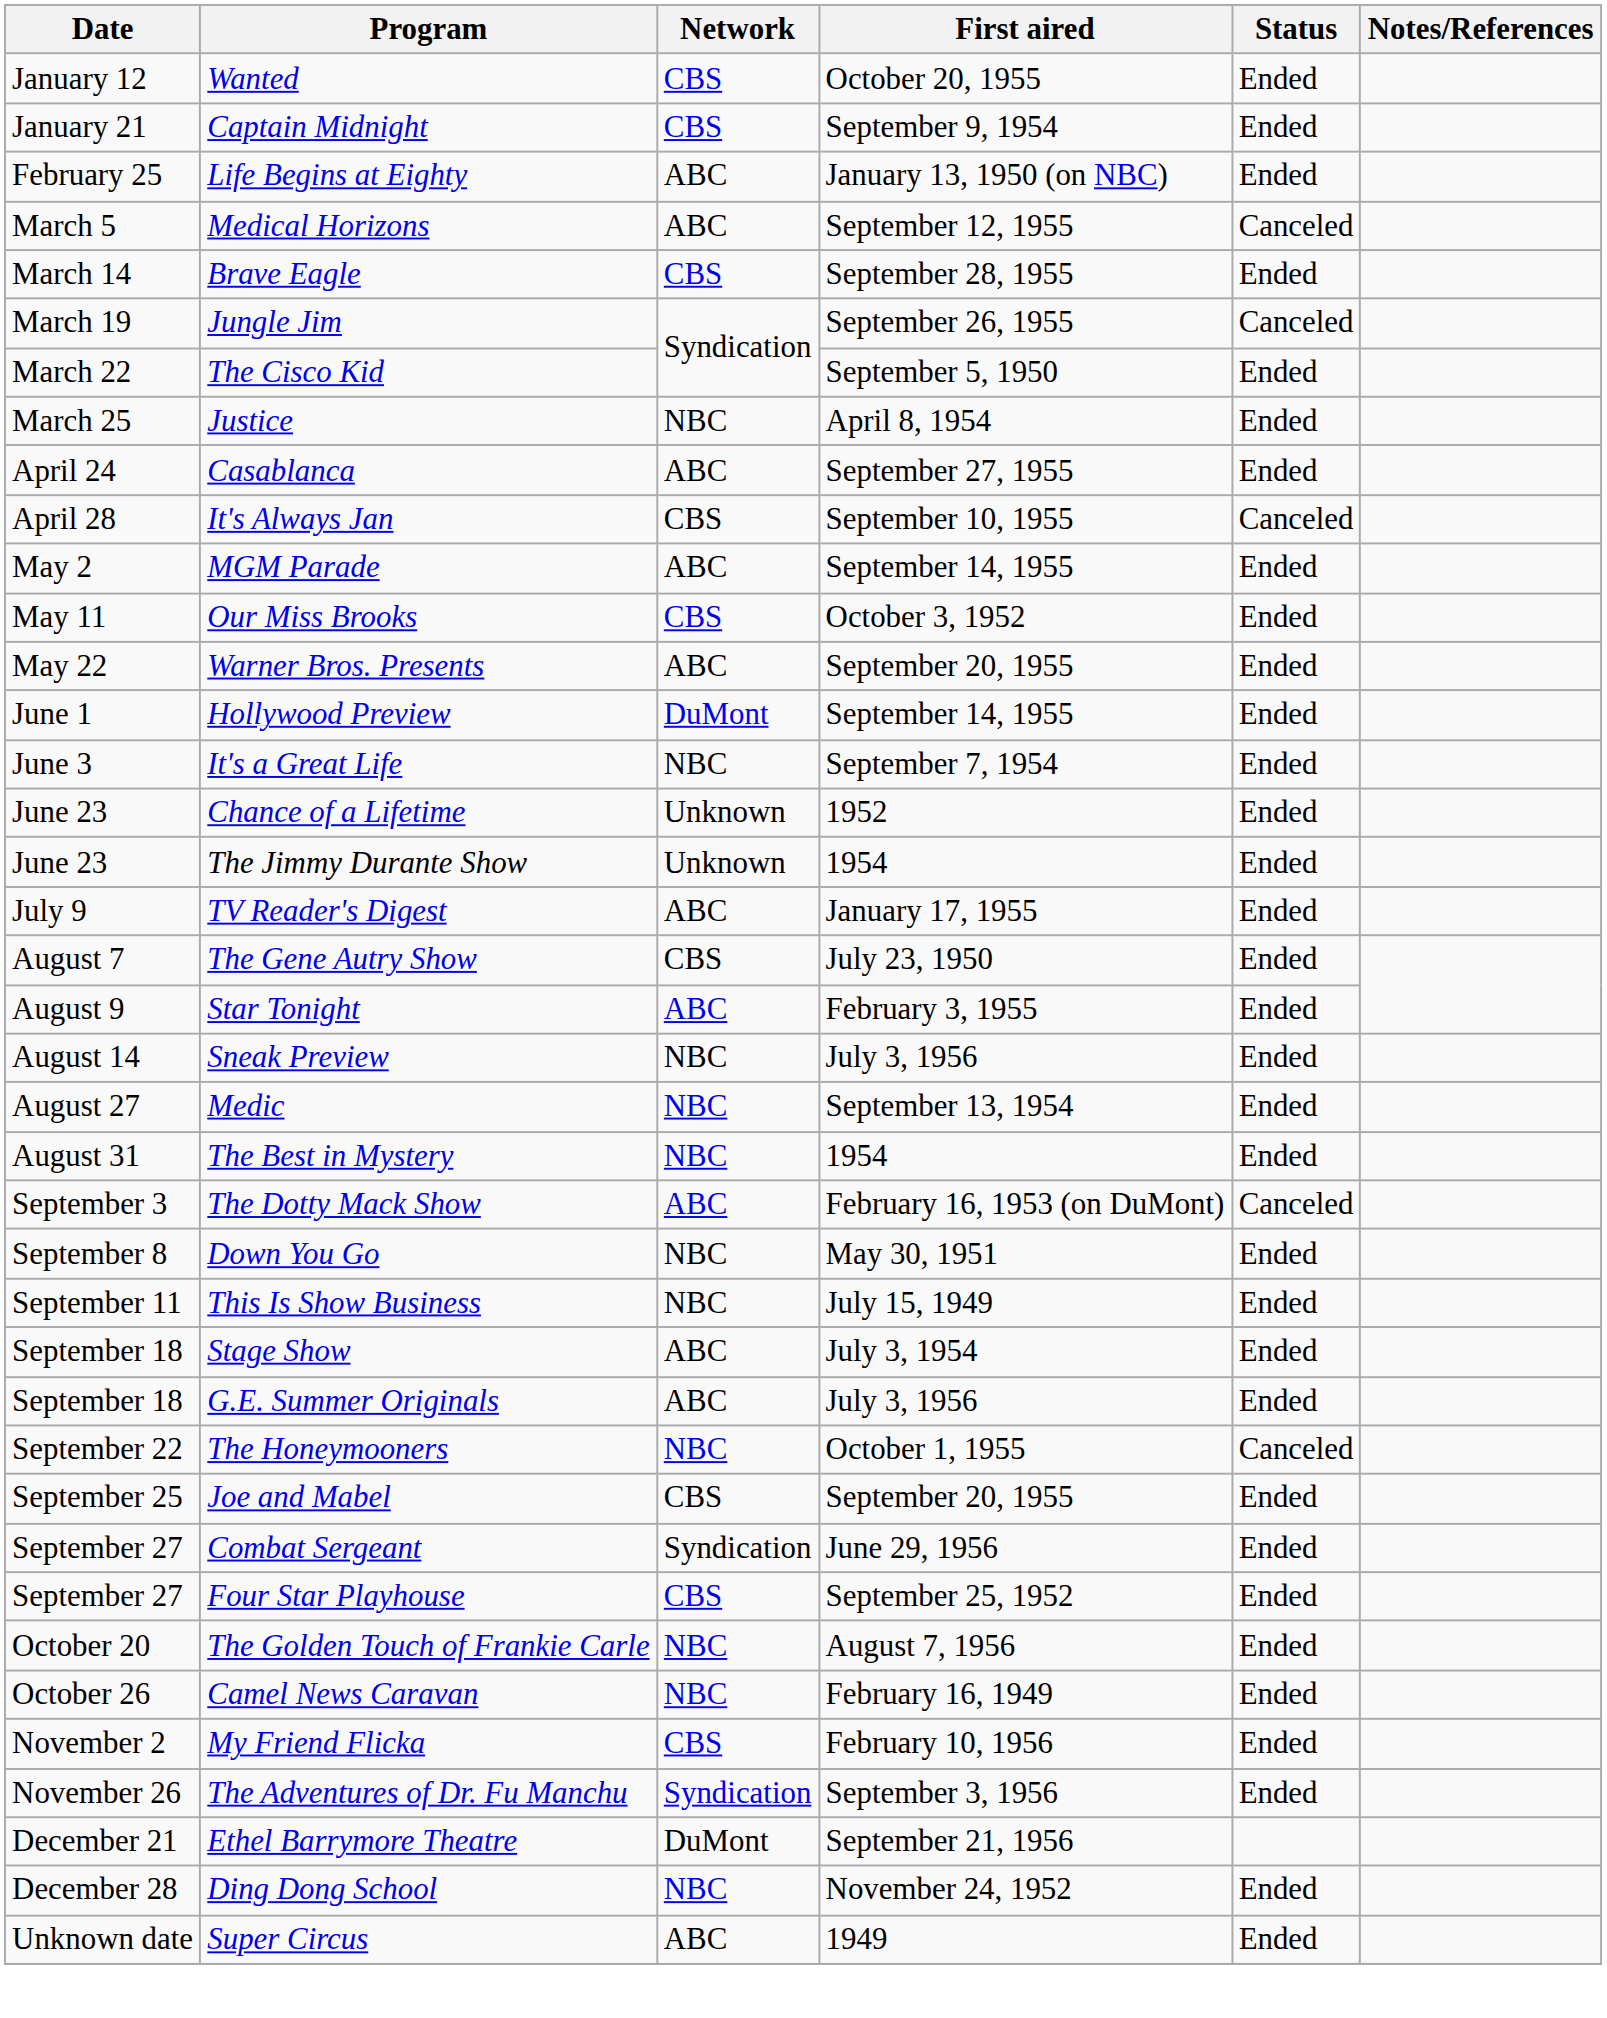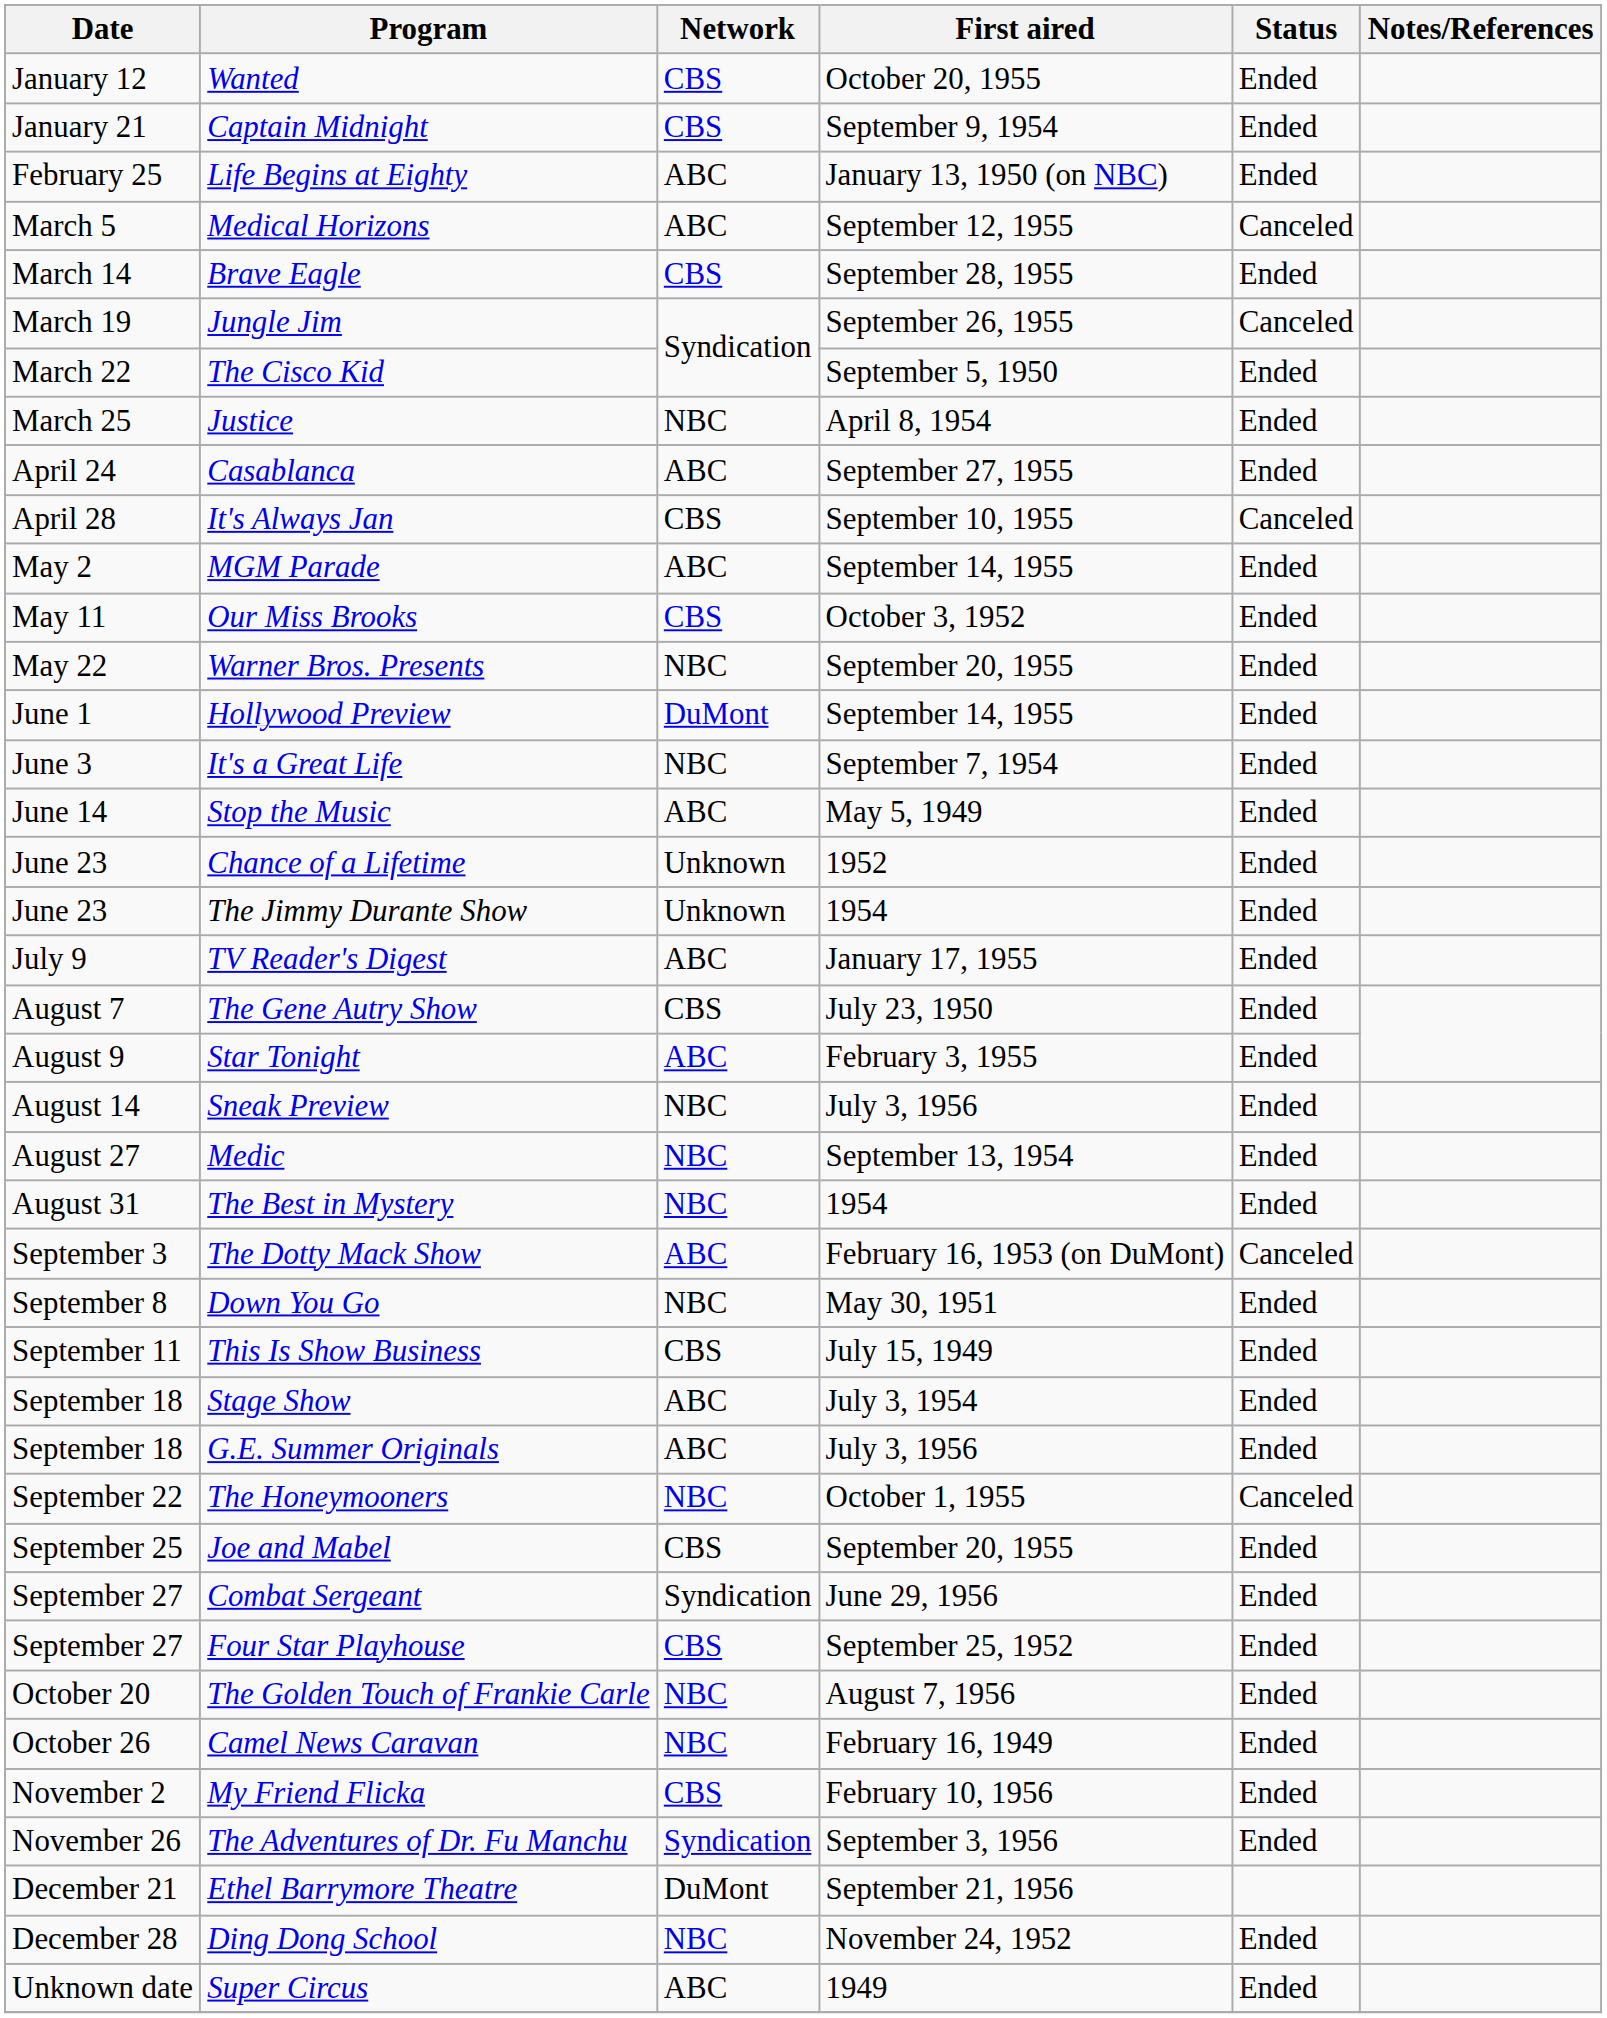(696, 665) ABC -> (696, 665) NBC
+ row: (299, 812)
(696, 1302) NBC -> (693, 1351) CBS
